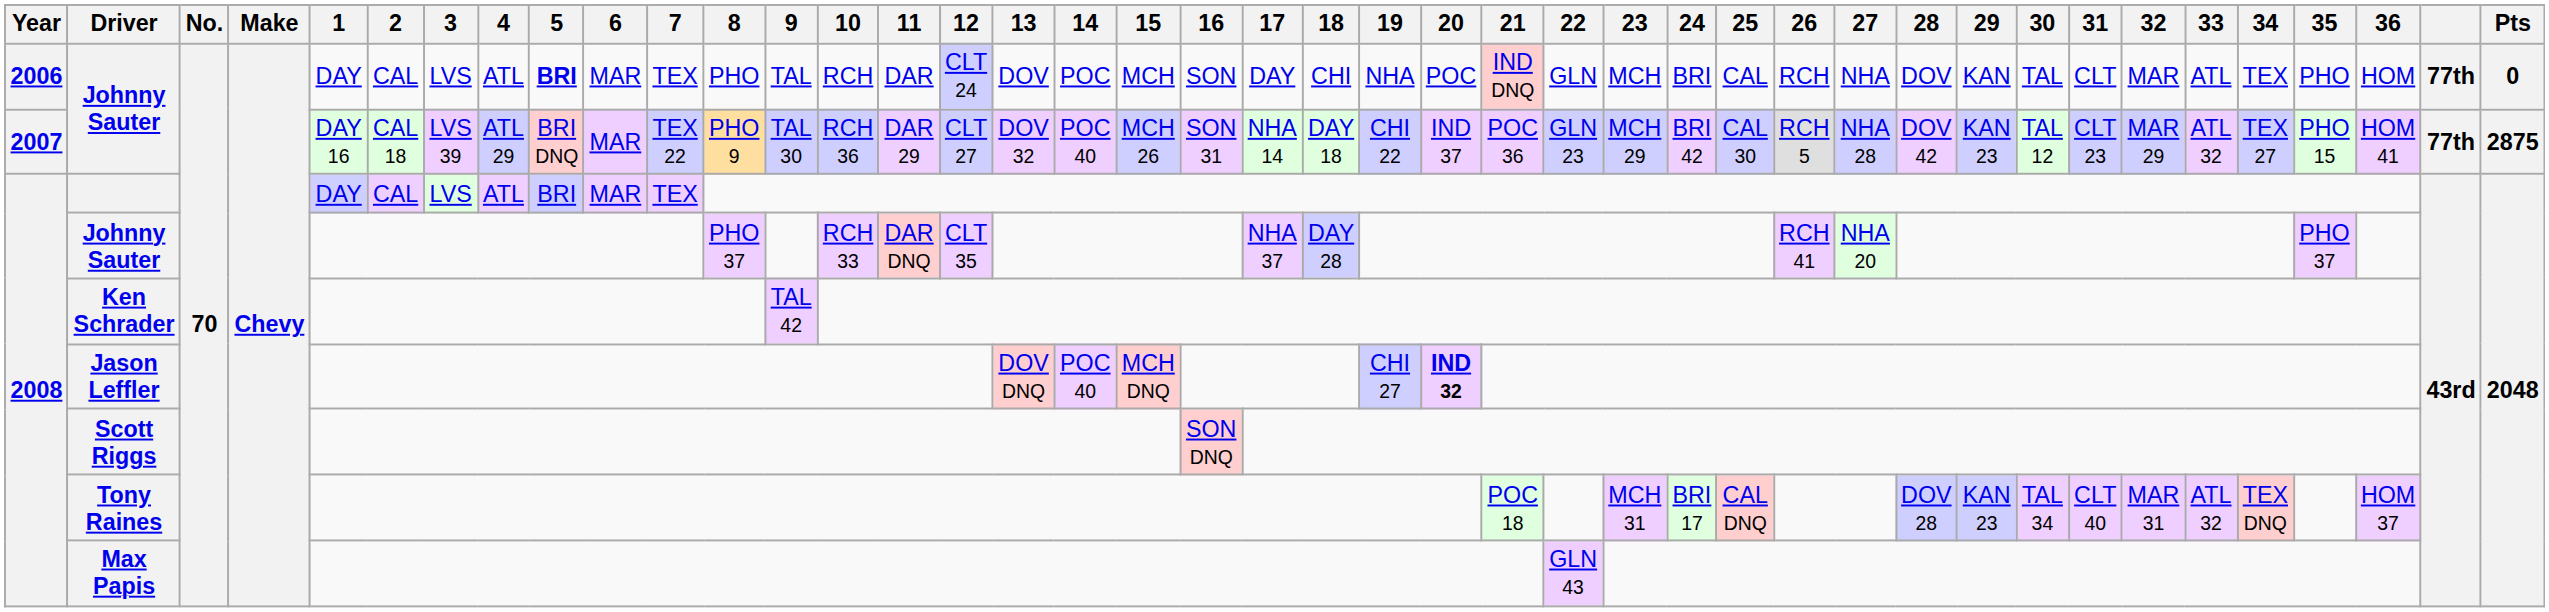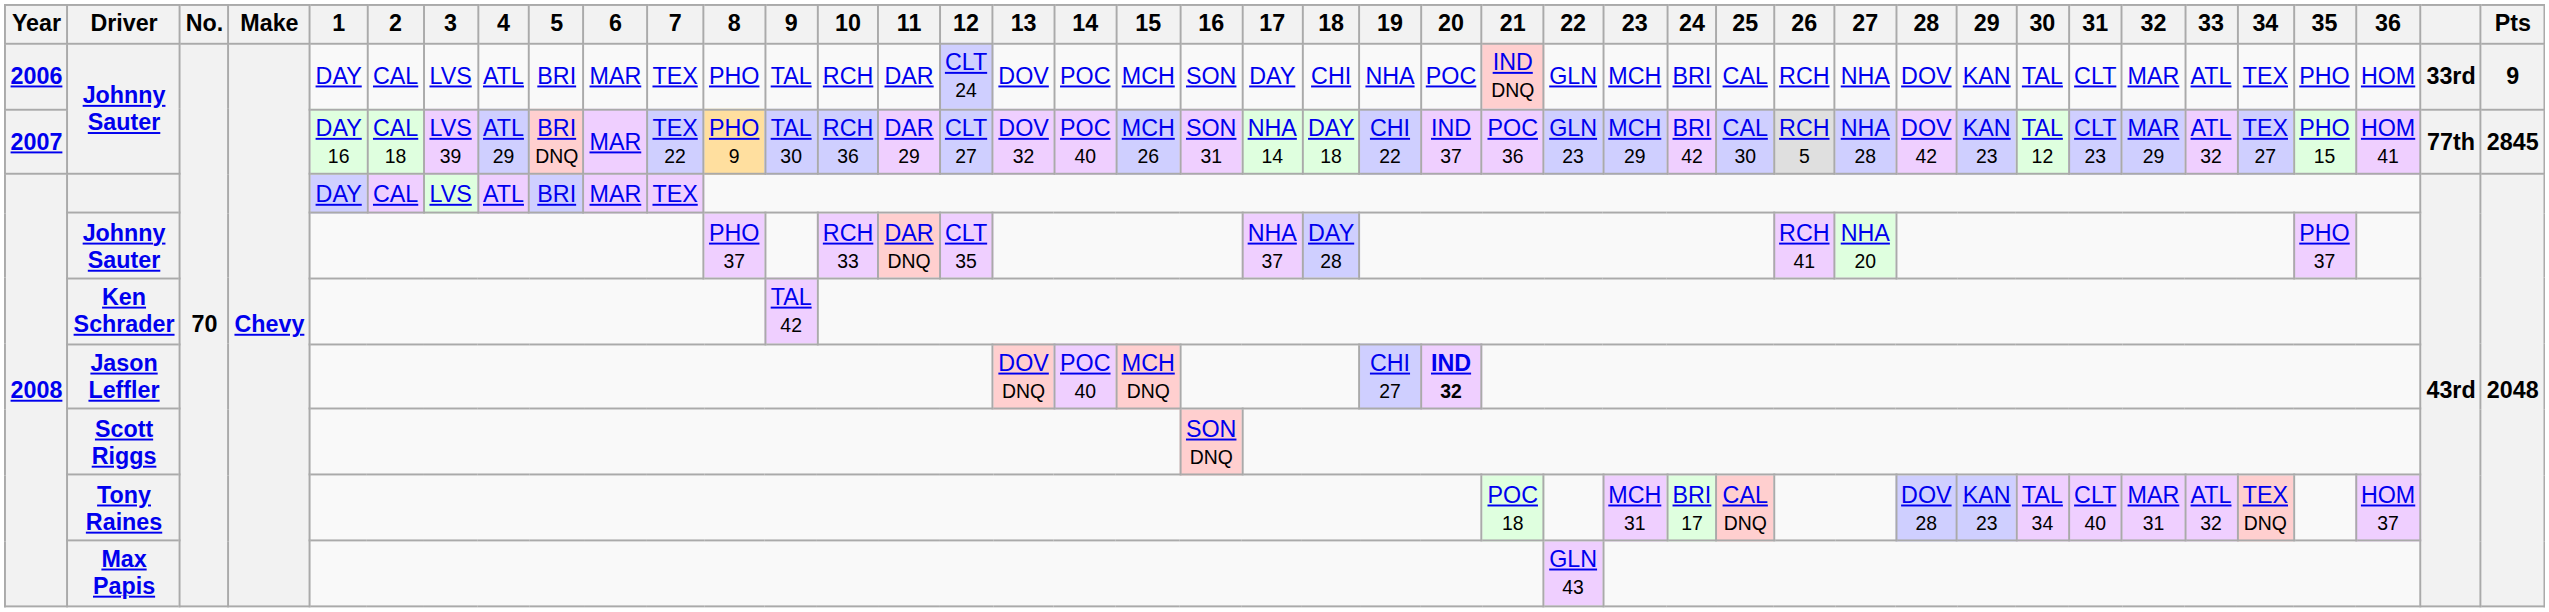(557, 76) bold -> (557, 76) normal
(2451, 76) 77th -> (2451, 76) 33rd
(2513, 76) 0 -> (2513, 76) 9
(2513, 142) 2875 -> (2513, 142) 2845
